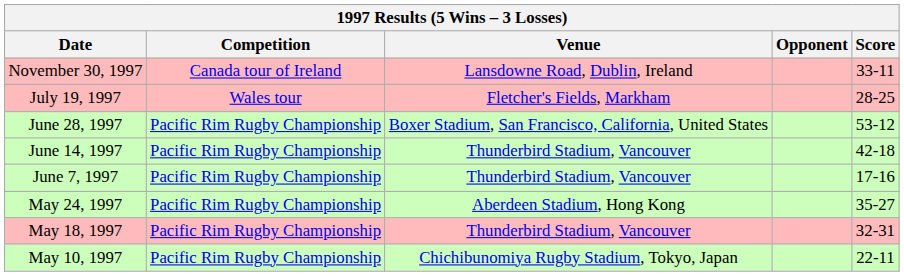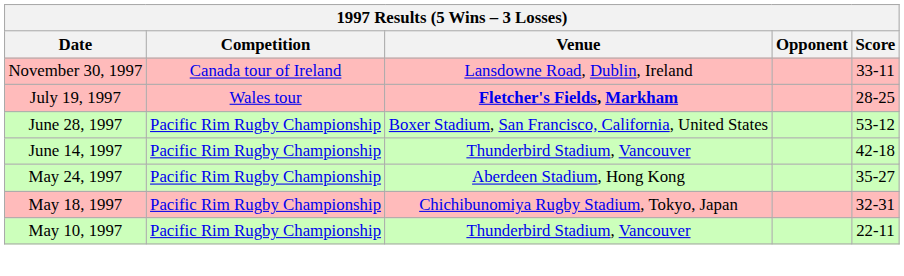(578, 97) normal -> (578, 97) bold
- row: (75, 177)
(578, 230) Thunderbird Stadium, Vancouver -> (578, 204) Chichibunomiya Rugby Stadium, Tokyo, Japan
(578, 257) Chichibunomiya Rugby Stadium, Tokyo, Japan -> (578, 230) Thunderbird Stadium, Vancouver
